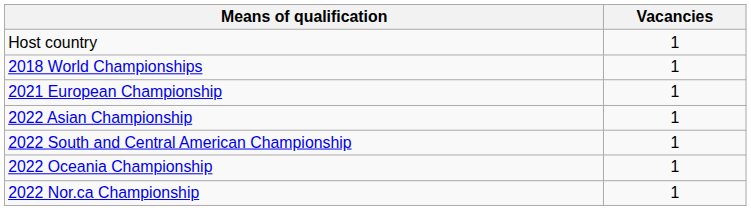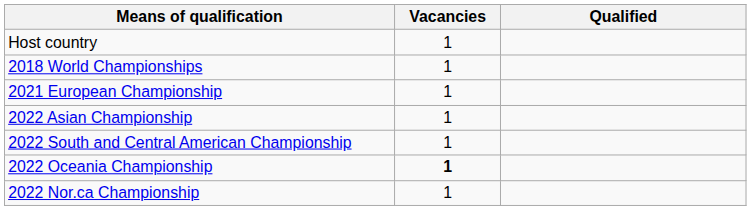+ column: (623, 17)
(675, 167) normal -> (448, 167) bold
